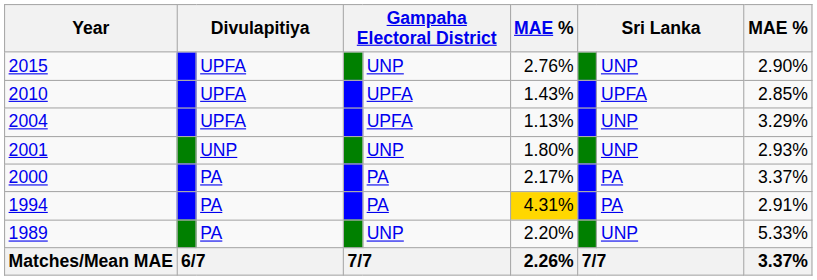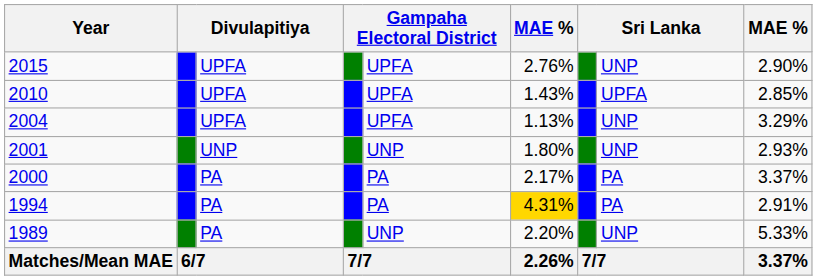(385, 66) UNP -> (390, 66) UPFA
